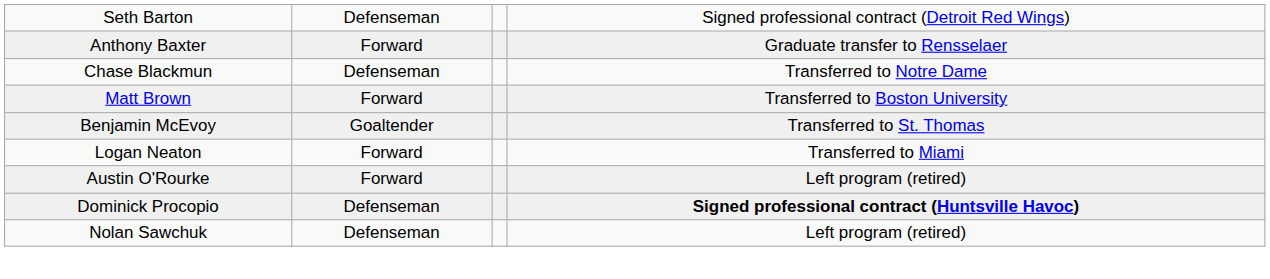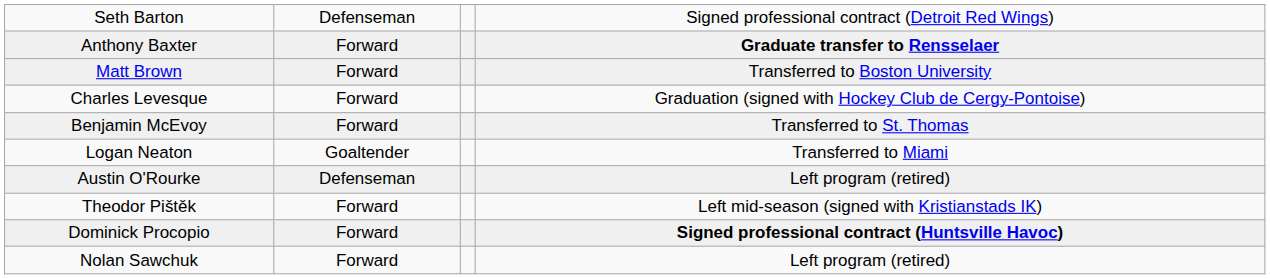(886, 44) normal -> (870, 44) bold
- row: (148, 71)
+ row: (139, 98)
(392, 125) Goaltender -> (367, 125) Forward
(392, 152) Forward -> (367, 152) Goaltender
(392, 179) Forward -> (367, 179) Defenseman
+ row: (139, 206)
(392, 206) Defenseman -> (367, 233) Forward
(392, 233) Defenseman -> (367, 260) Forward
